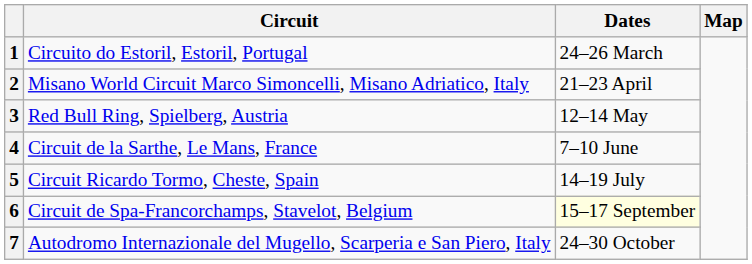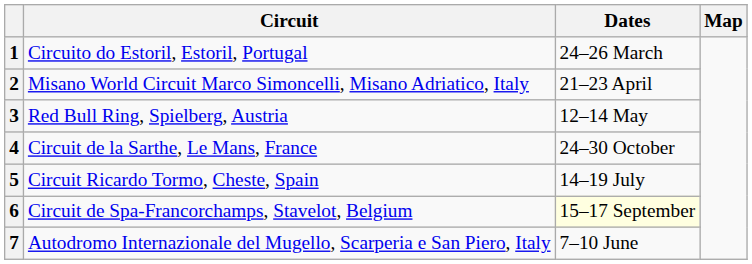(599, 148) 7–10 June -> (617, 148) 24–30 October
(617, 243) 24–30 October -> (599, 243) 7–10 June
